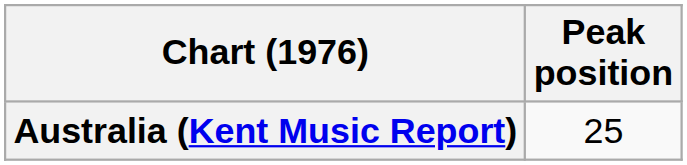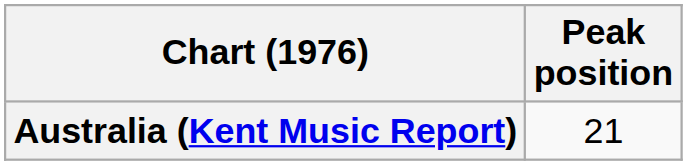(603, 130) 25 -> (603, 130) 21
